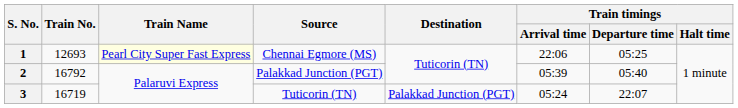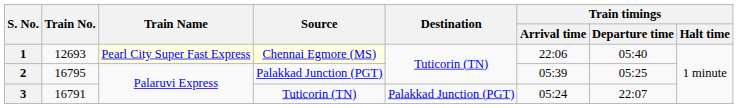(319, 53) no background -> (319, 53) lightyellow background
(633, 53) 05:25 -> (633, 53) 05:40
(70, 73) 16792 -> (70, 73) 16795
(633, 73) 05:40 -> (633, 73) 05:25
(70, 93) 16719 -> (70, 93) 16791
